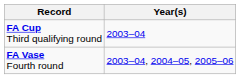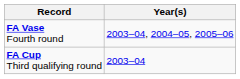rows swapped: (54, 33) <-> (35, 60)
